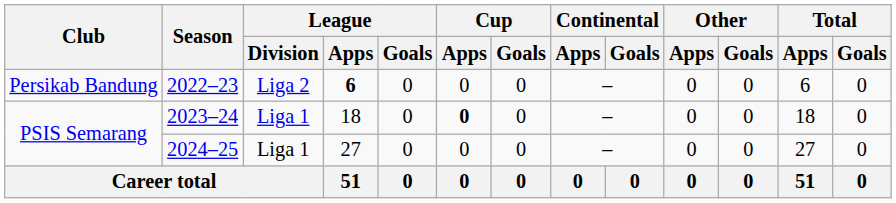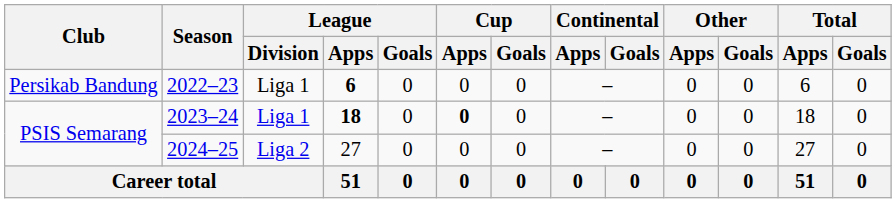(283, 85) Liga 2 -> (283, 85) Liga 1
(351, 117) normal -> (351, 117) bold
(283, 149) Liga 1 -> (283, 149) Liga 2
